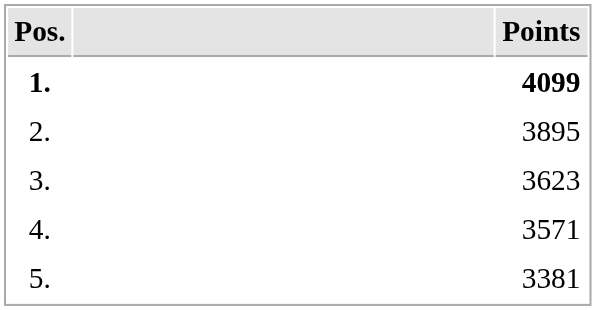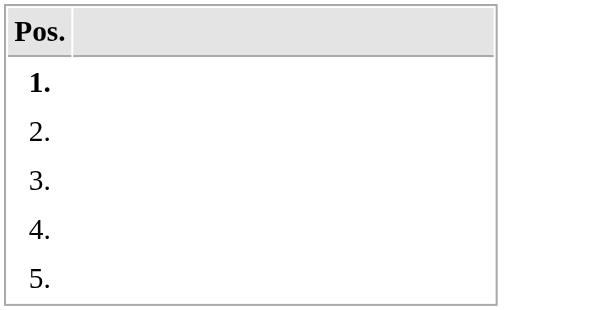- column: (541, 31)
